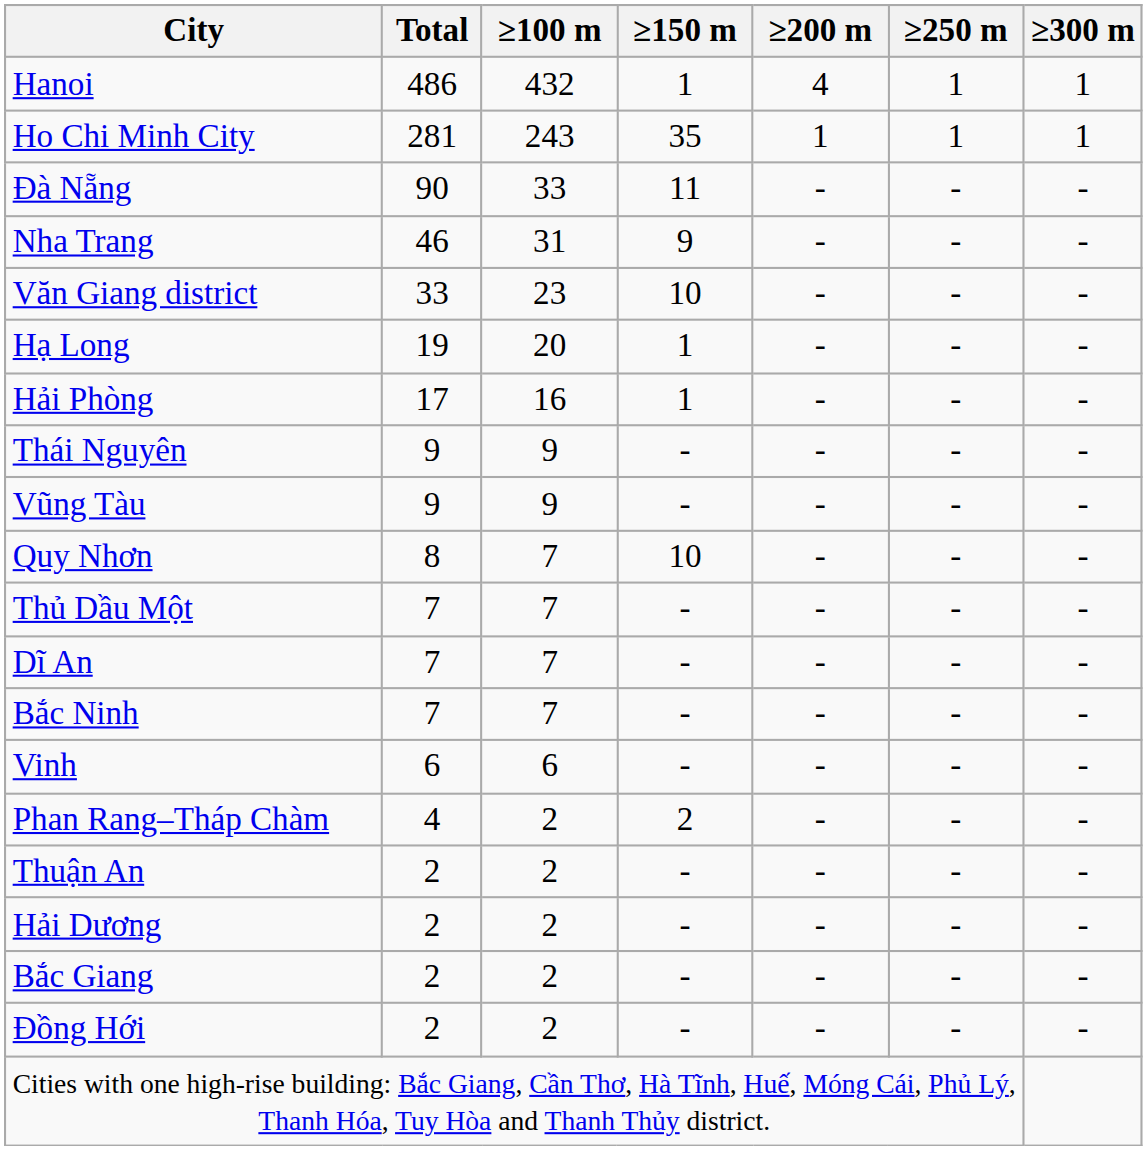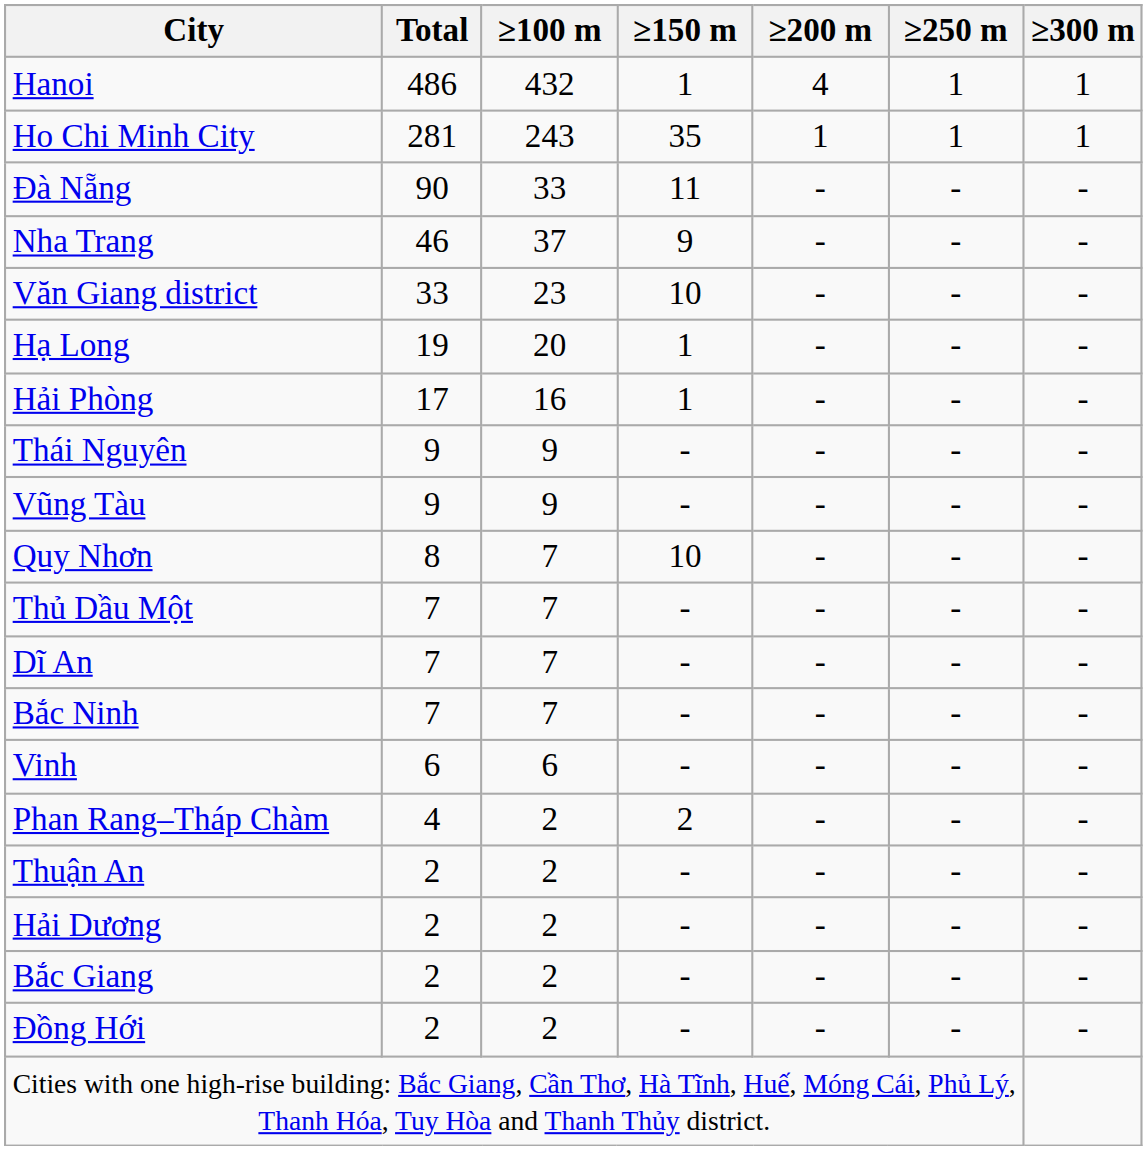(550, 240) 31 -> (550, 240) 37
